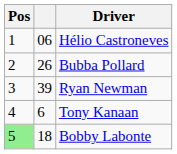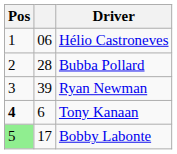(45, 64) 26 -> (45, 64) 28
(12, 112) normal -> (12, 112) bold
(45, 136) 18 -> (45, 136) 17
